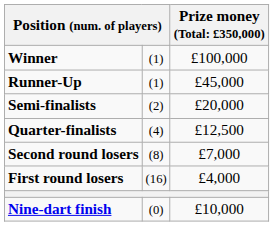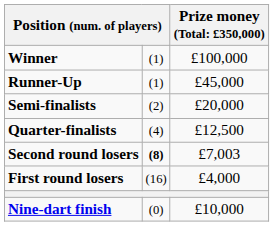(156, 155) normal -> (156, 154) bold
(219, 154) £7,000 -> (219, 154) £7,003
